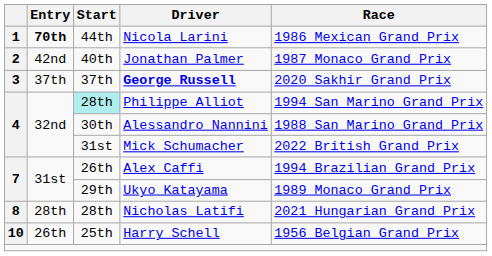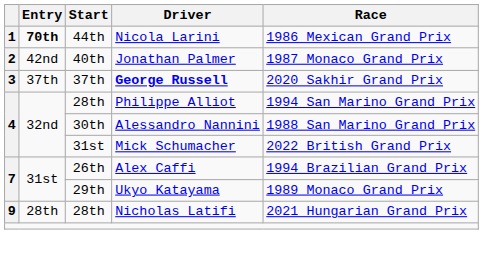(97, 103) paleturquoise background -> (89, 103) no background
(16, 212) 8 -> (12, 212) 9
- row: (171, 234)
